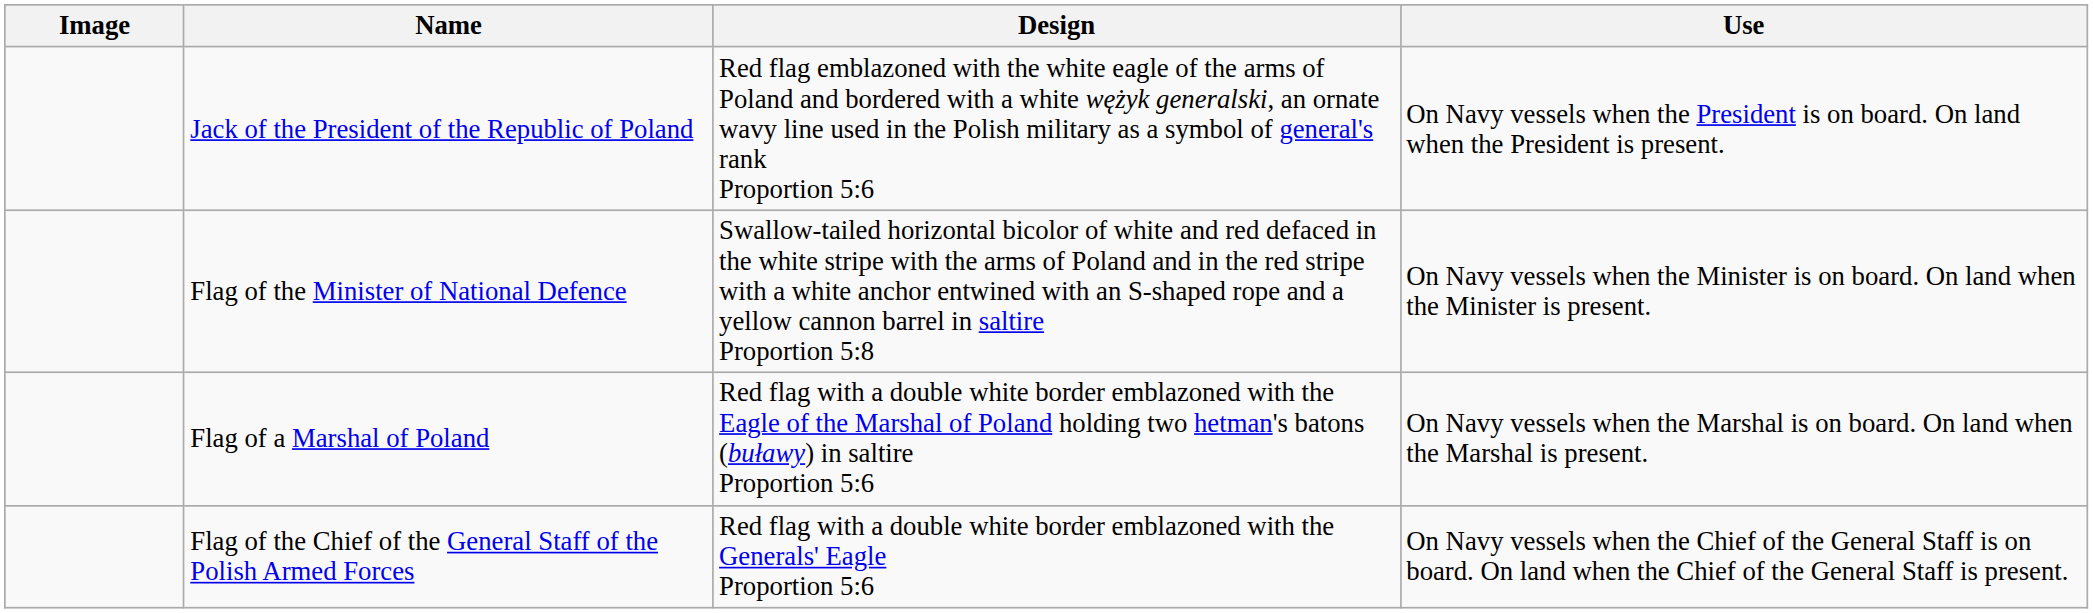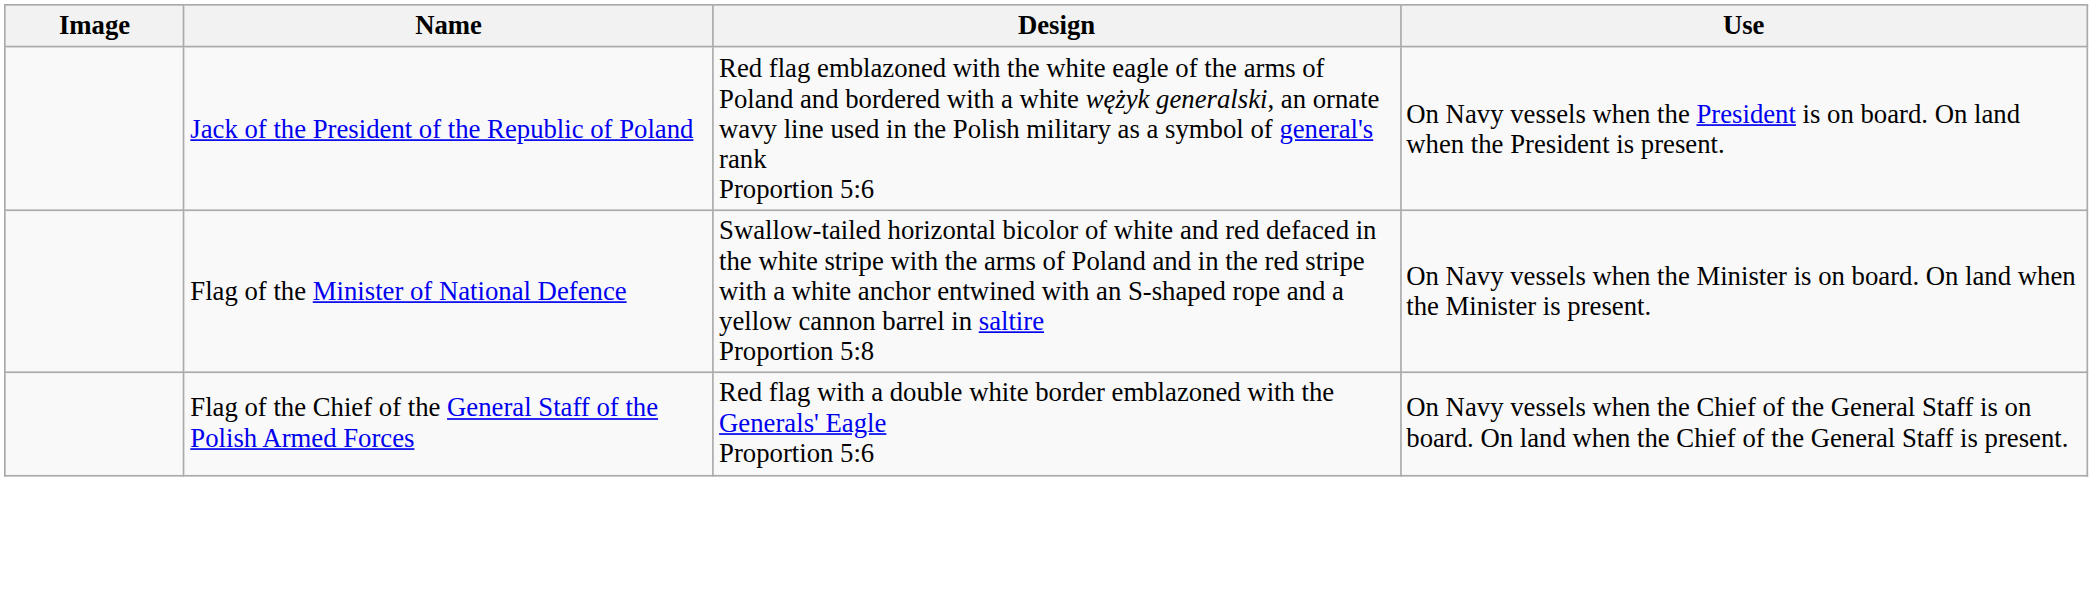- row: (340, 438)
